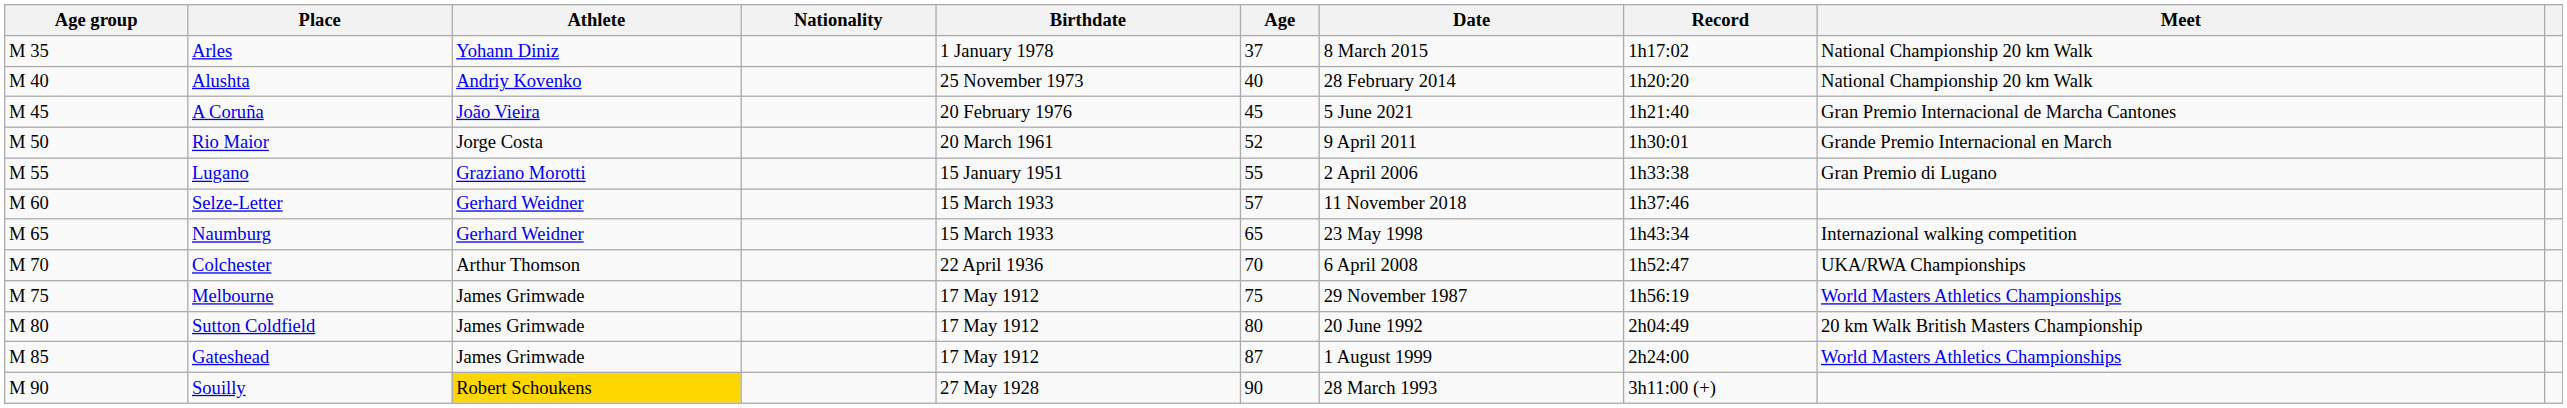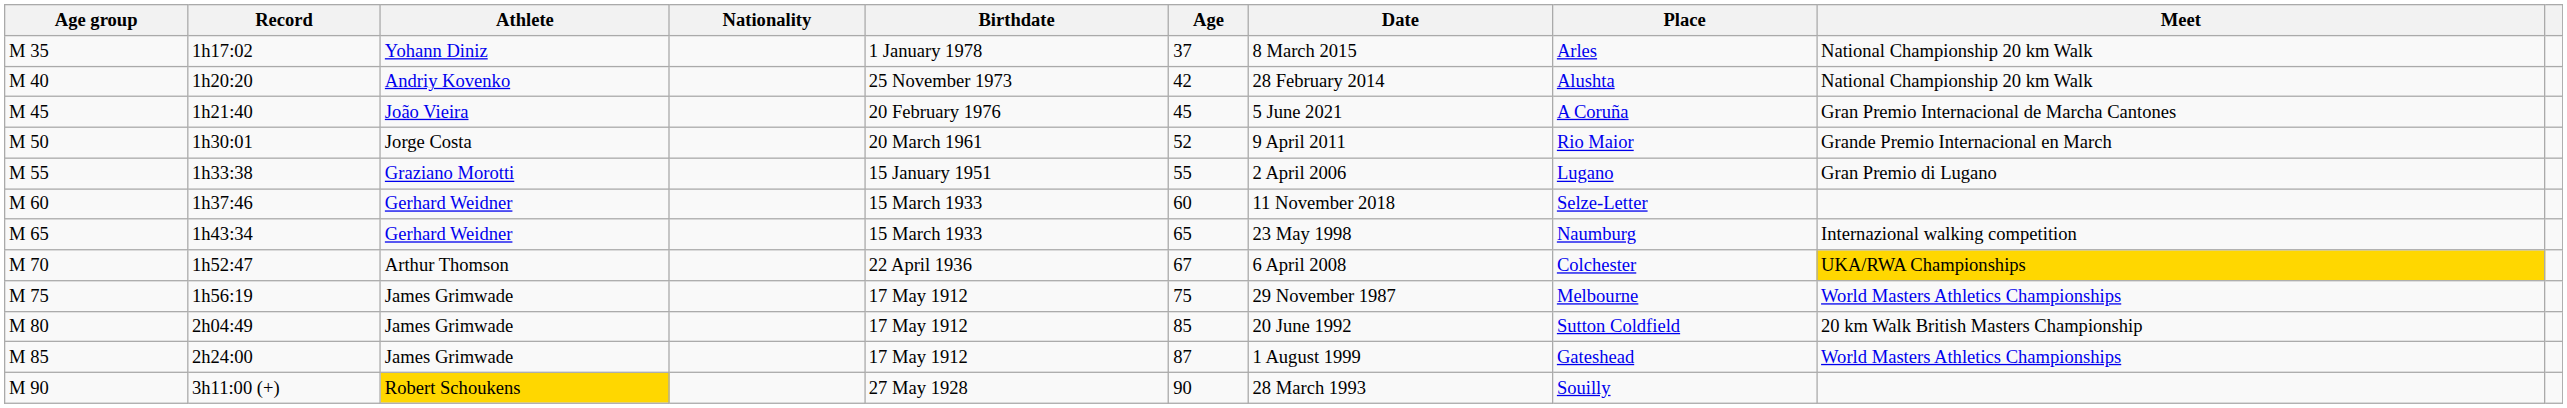columns swapped: (1720, 20) <-> (320, 20)
(1254, 81) 40 -> (1182, 81) 42
(1254, 204) 57 -> (1182, 204) 60
(1254, 265) 70 -> (1182, 265) 67
(1923, 265) no background -> (1923, 265) gold background
(1254, 326) 80 -> (1182, 326) 85
